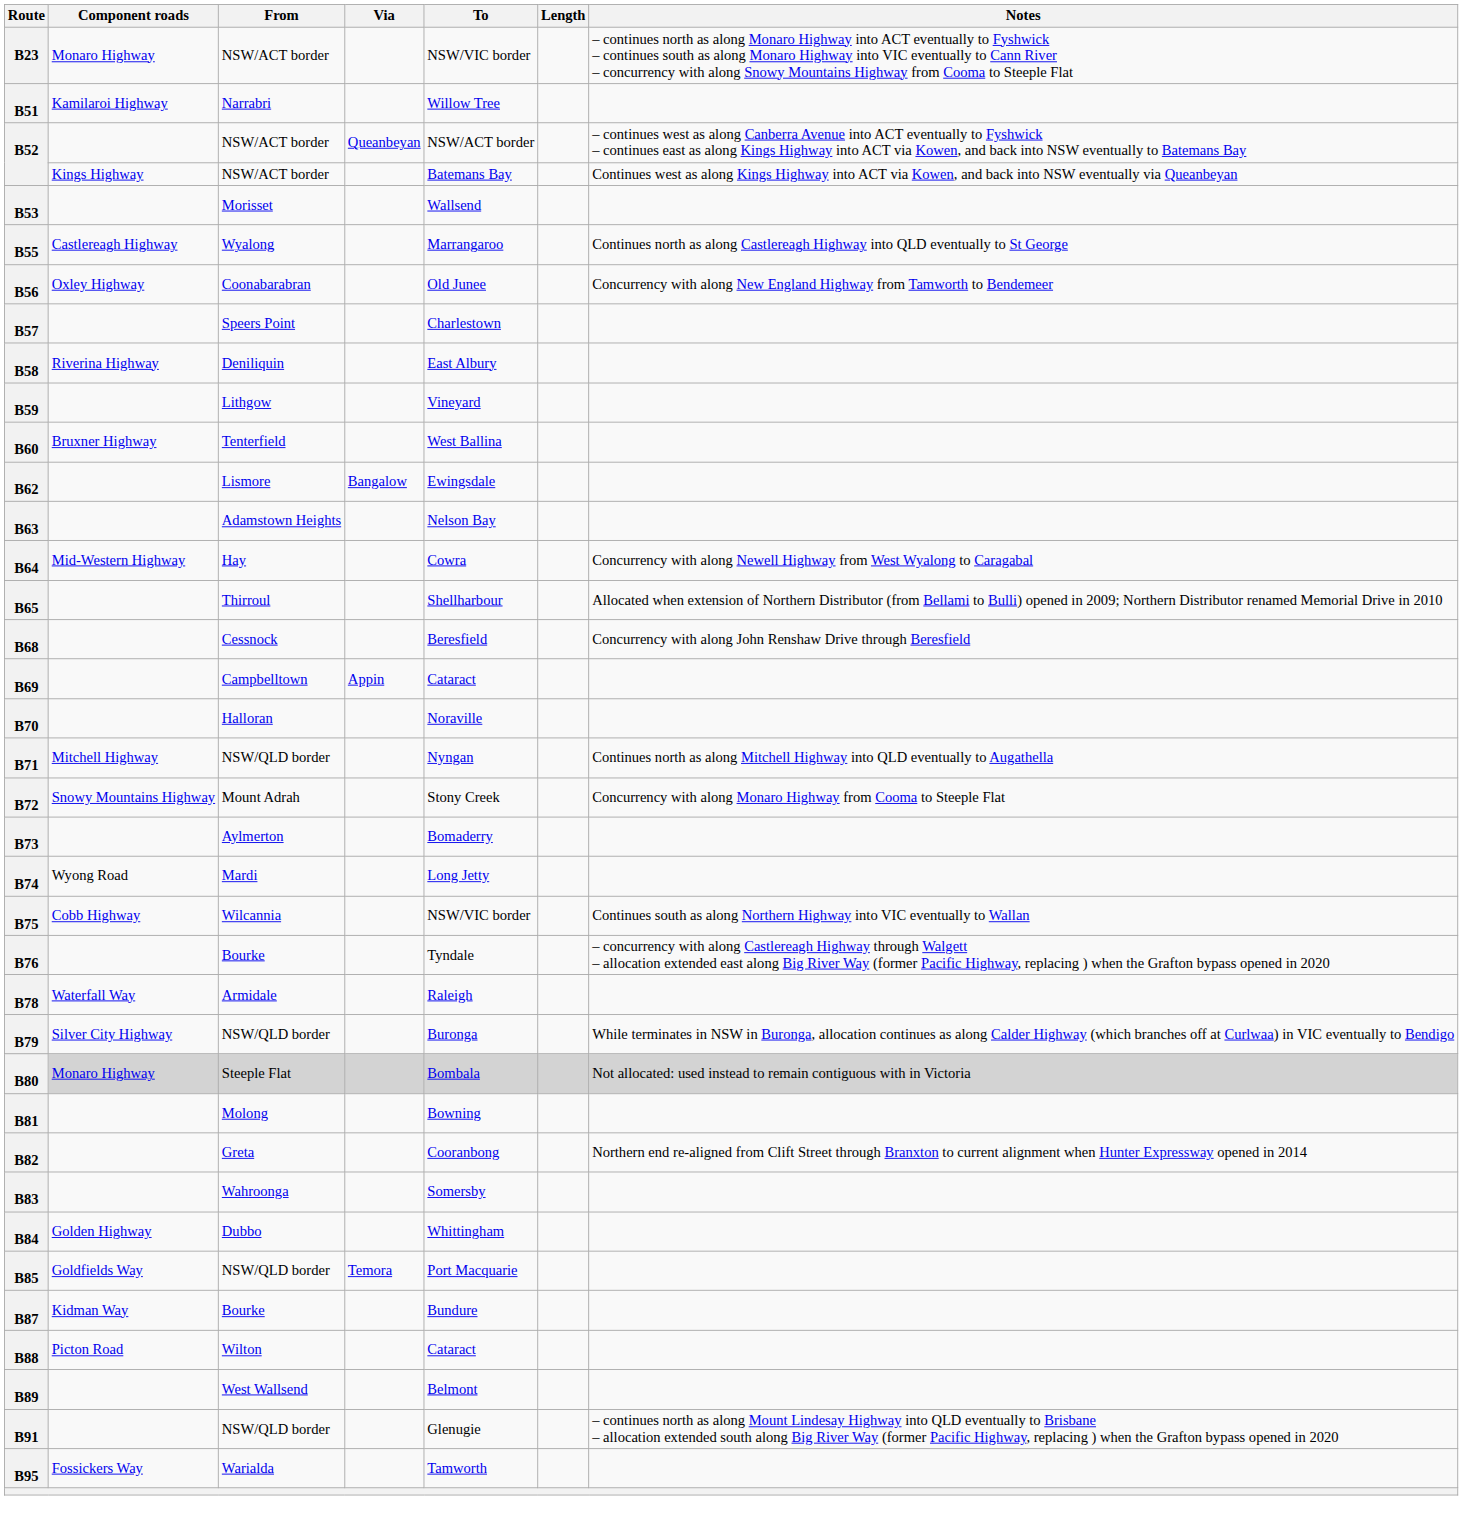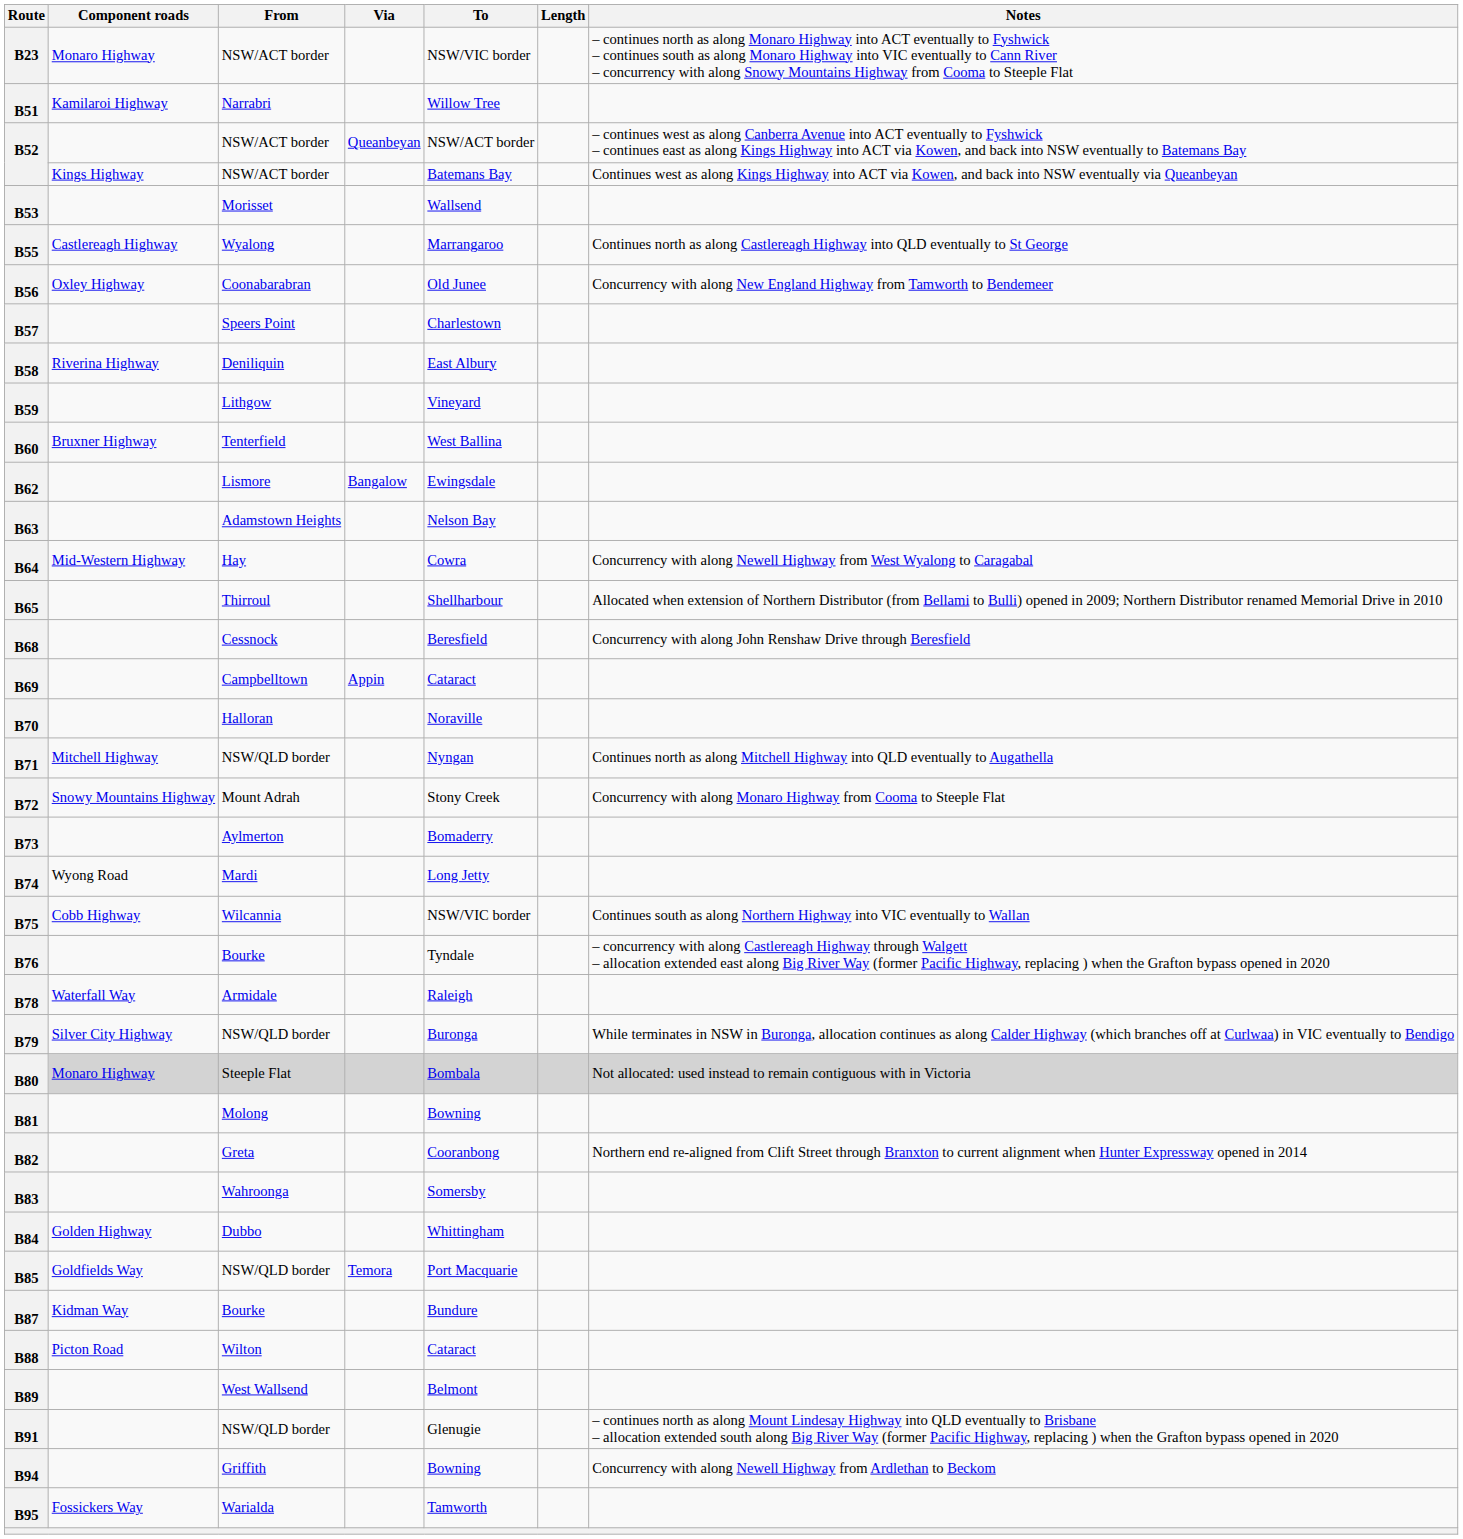+ row: (26, 1476)
